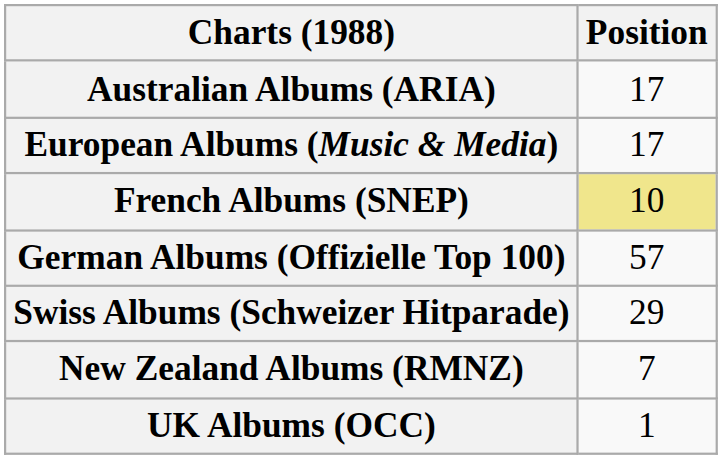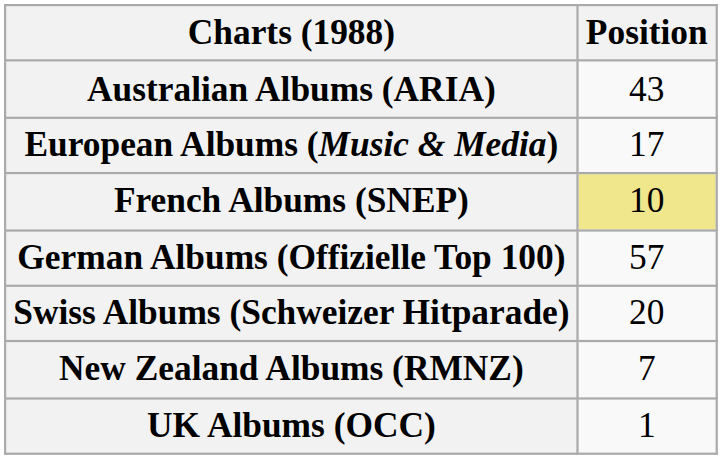(647, 88) 17 -> (647, 88) 43
(647, 312) 29 -> (647, 312) 20
